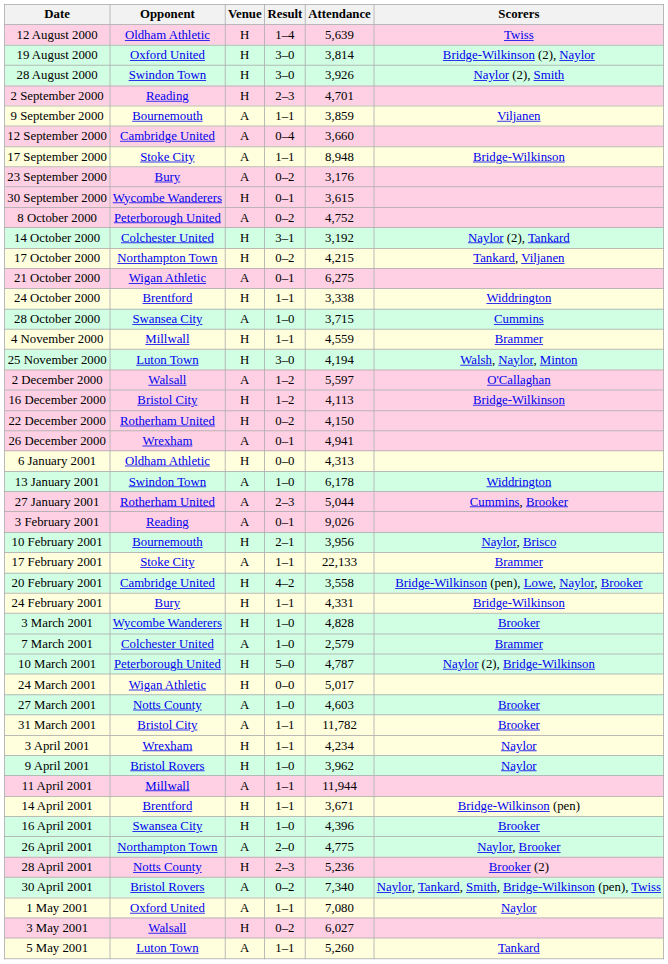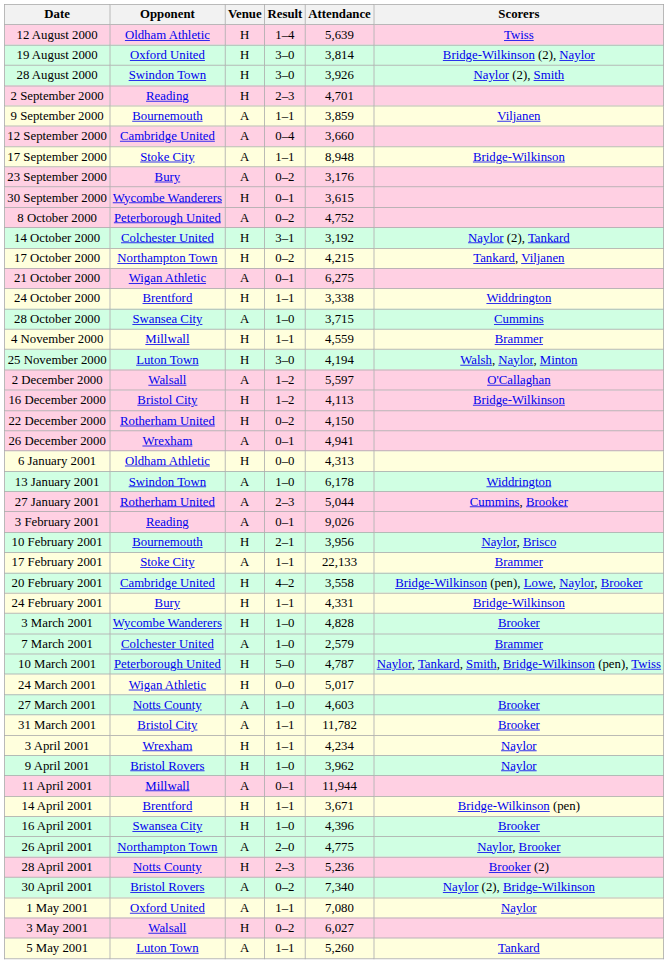(519, 664) Naylor (2), Bridge-Wilkinson -> (519, 664) Naylor, Tankard, Smith, Bridge-Wilkinson (pen), Twiss
(285, 786) 1–1 -> (285, 786) 0–1
(519, 887) Naylor, Tankard, Smith, Bridge-Wilkinson (pen), Twiss -> (519, 887) Naylor (2), Bridge-Wilkinson
